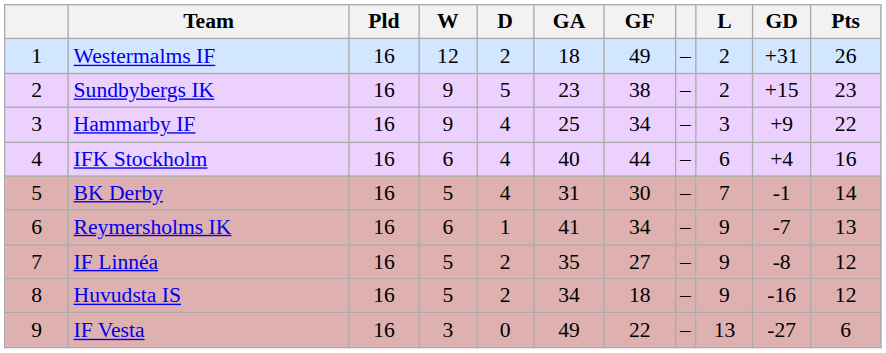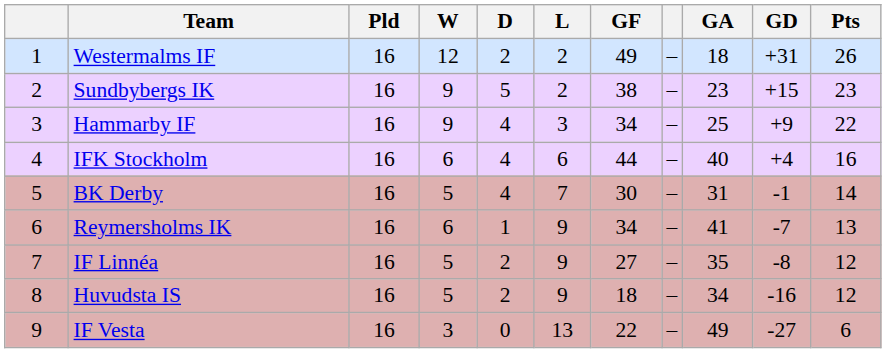columns swapped: (724, 21) <-> (569, 21)
